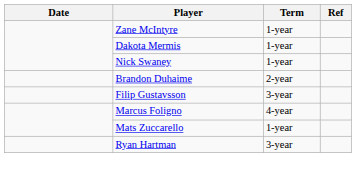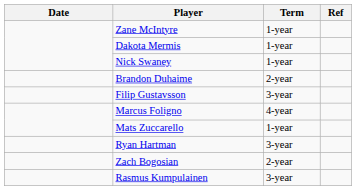+ row: (147, 161)
+ row: (162, 177)
